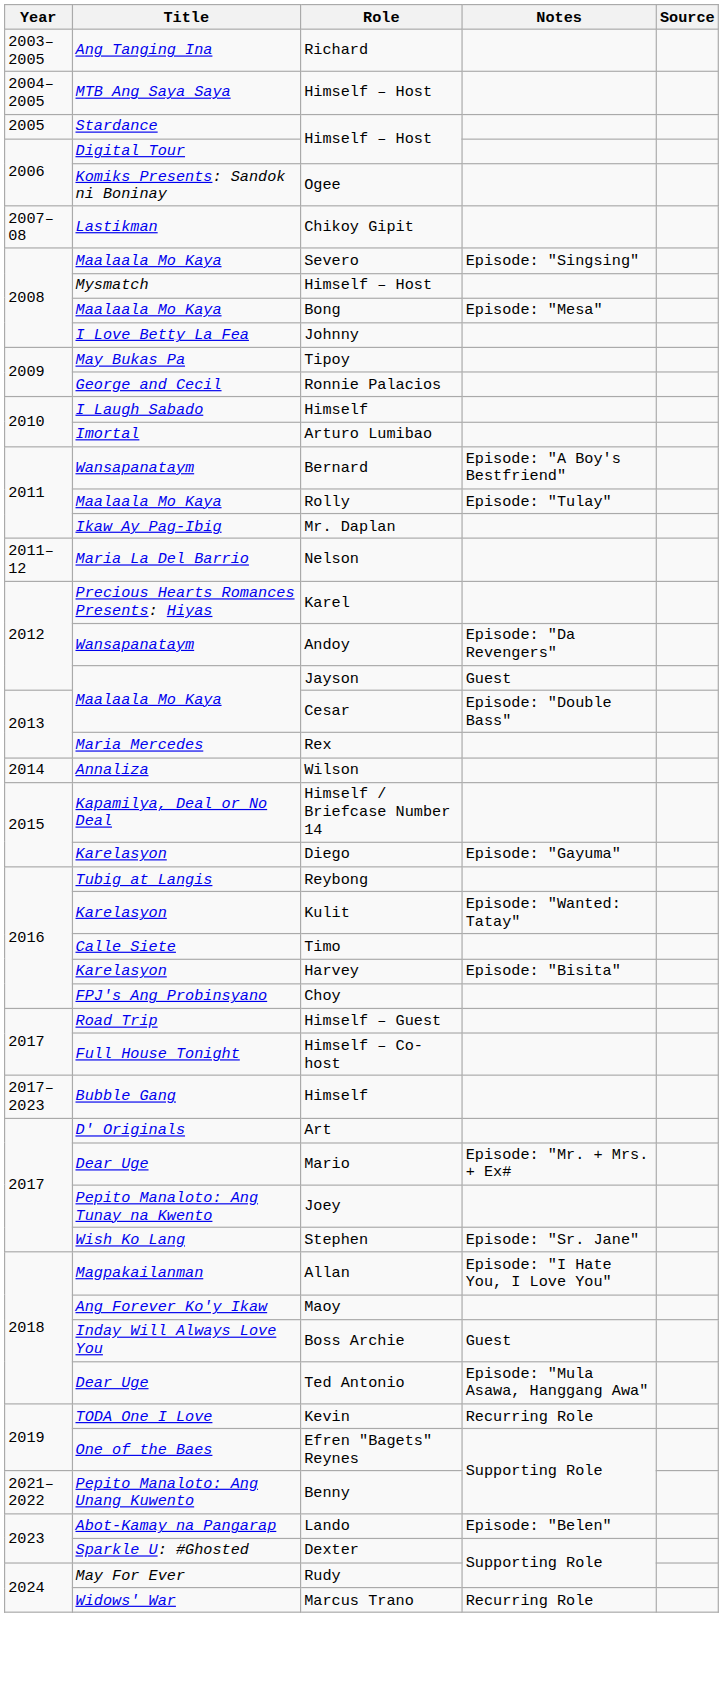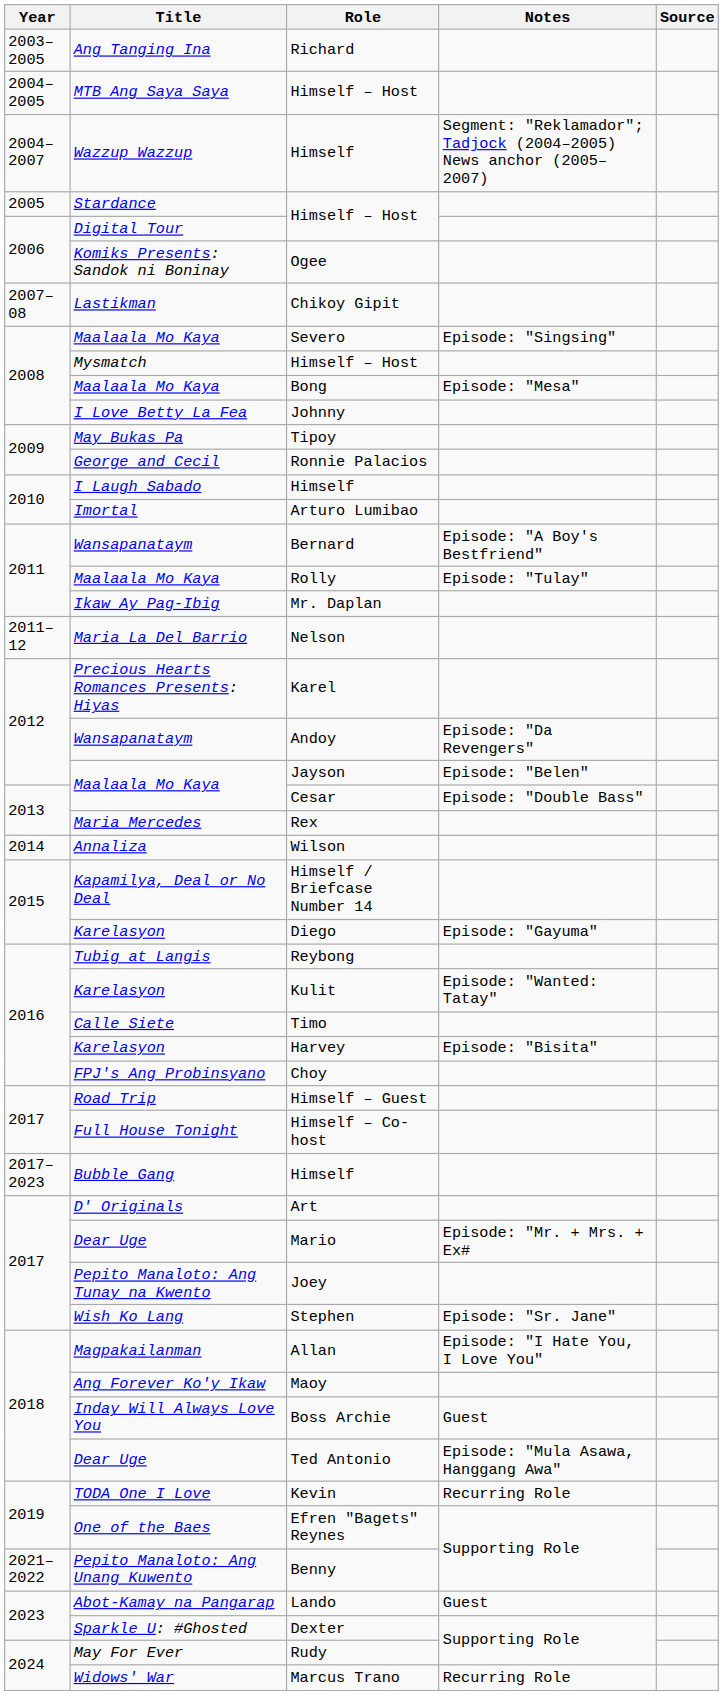+ row: (133, 153)
(489, 678) Guest -> (516, 773) Episode: "Belen"
(539, 1526) Episode: "Belen" -> (466, 1603) Guest
